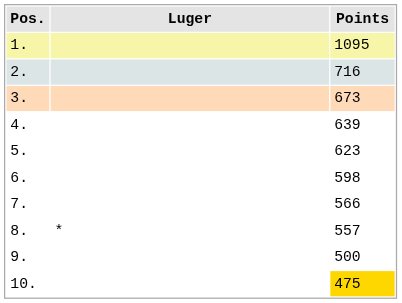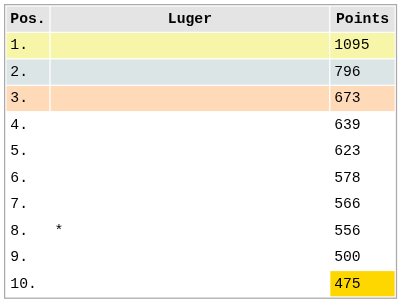(347, 72) 716 -> (347, 72) 796
(347, 178) 598 -> (347, 178) 578
(347, 231) 557 -> (347, 231) 556
